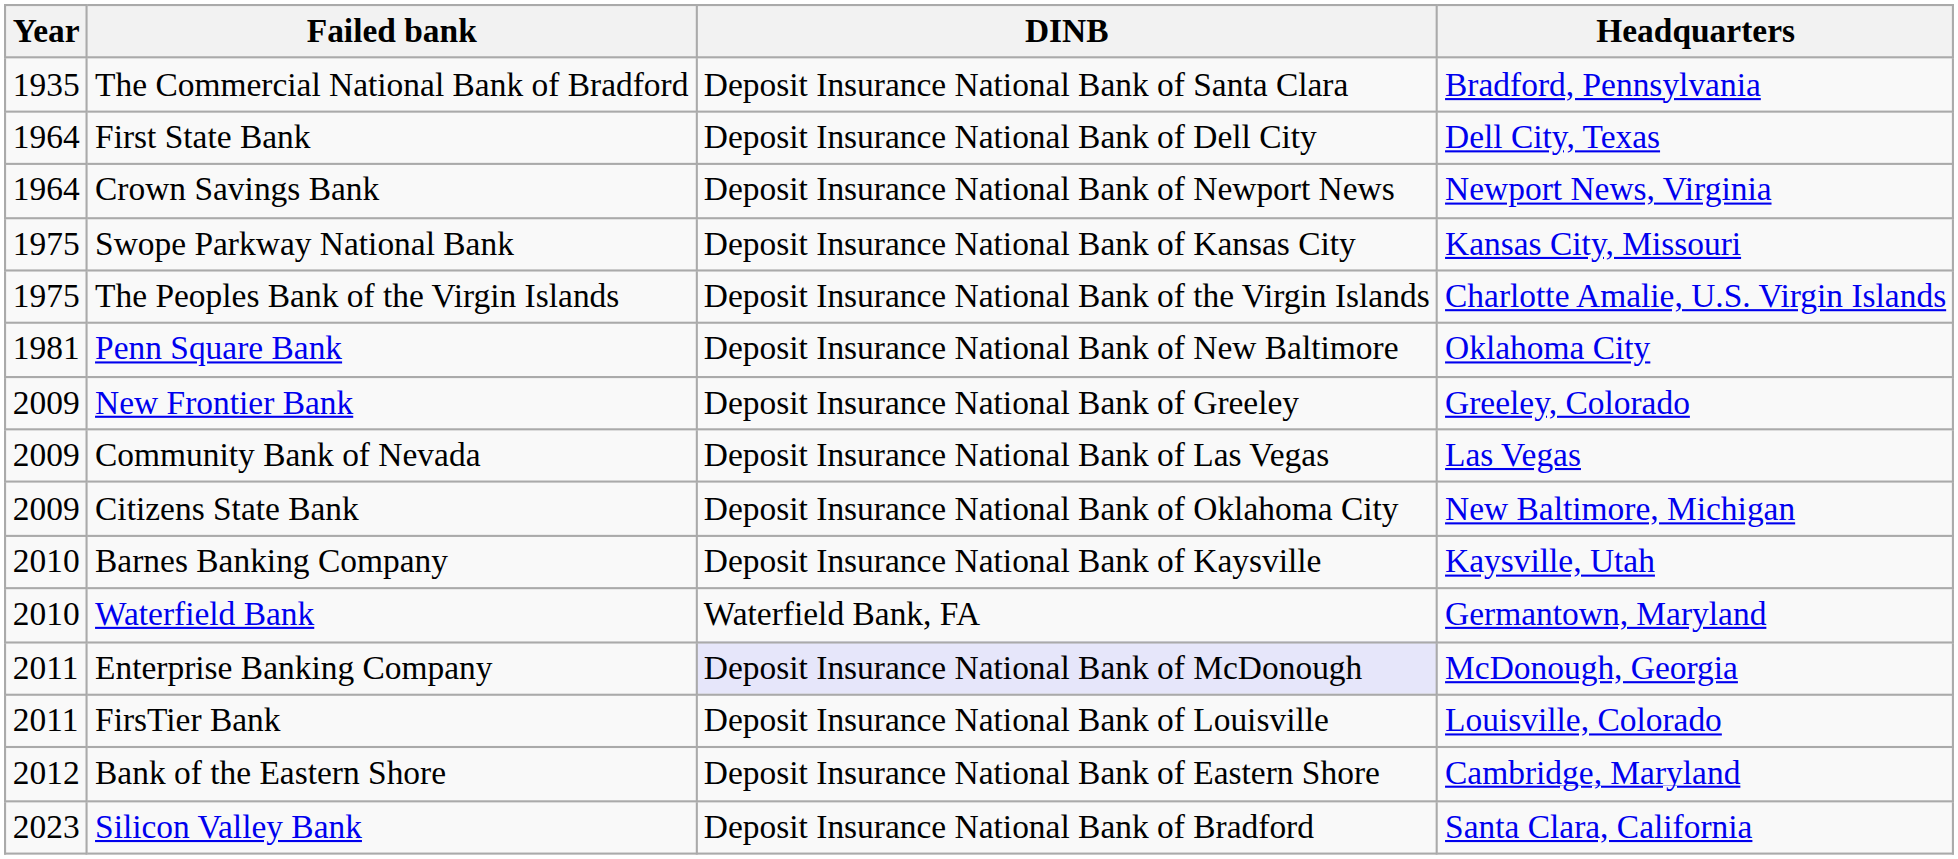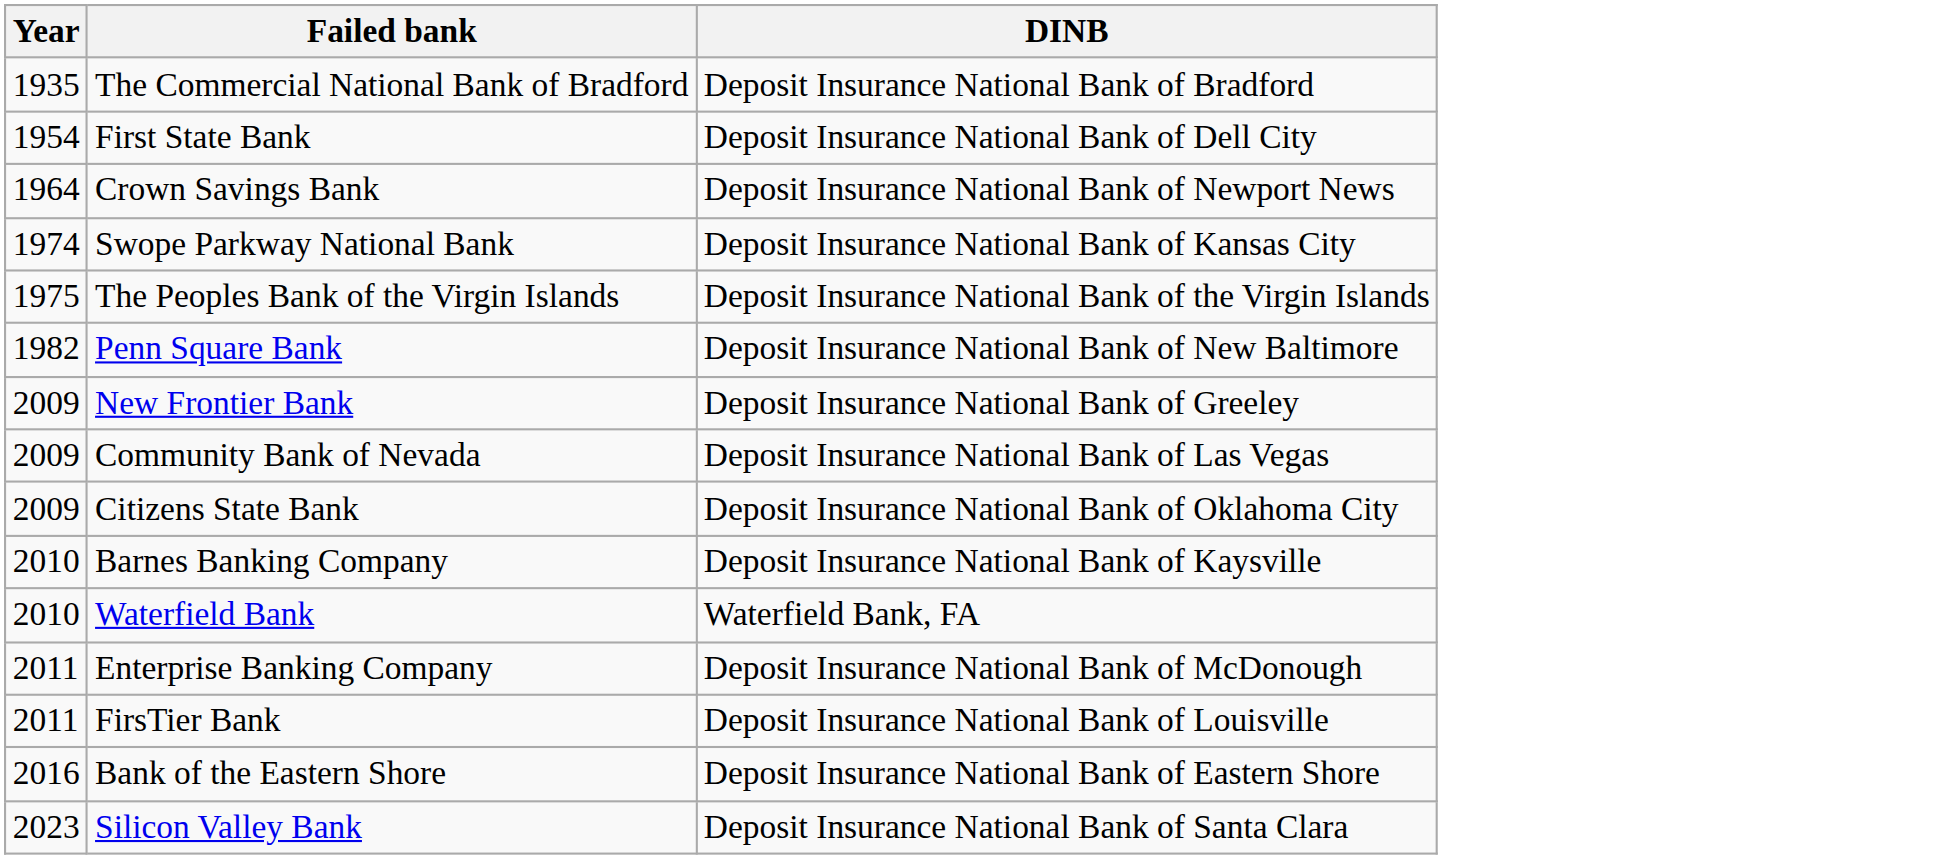- column: (1696, 31)
(1026, 84) Deposit Insurance National Bank of Santa Clara -> (1009, 84) Deposit Insurance National Bank of Bradford
(46, 137) 1964 -> (46, 137) 1954
(46, 243) 1975 -> (46, 243) 1974
(46, 349) 1981 -> (46, 349) 1982
(1033, 667) lavender background -> (1033, 667) no background
(46, 773) 2012 -> (46, 773) 2016
(1009, 826) Deposit Insurance National Bank of Bradford -> (1026, 826) Deposit Insurance National Bank of Santa Clara
